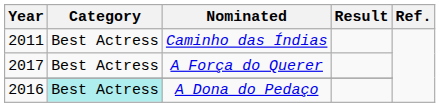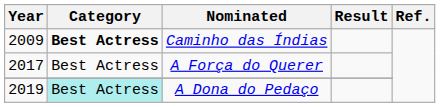(26, 41) 2011 -> (26, 41) 2009
(105, 41) normal -> (105, 41) bold
(26, 90) 2016 -> (26, 90) 2019
